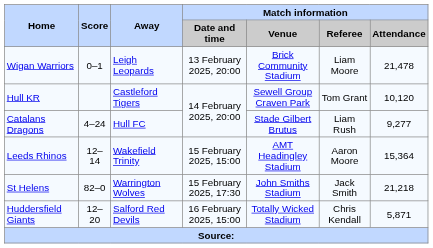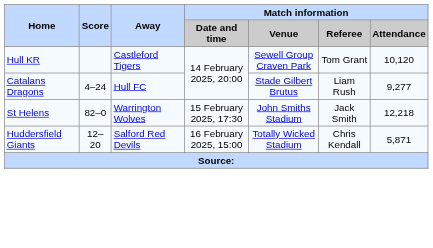- row: (40, 65)
- row: (37, 156)
(399, 188) 21,218 -> (399, 113) 12,218
